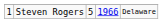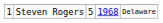(108, 11) 1966 -> (108, 11) 1968
